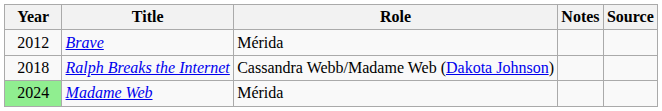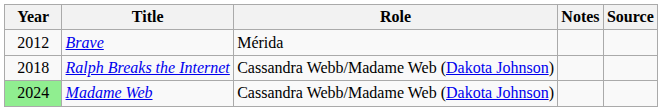(260, 93) Mérida -> (396, 93) Cassandra Webb/Madame Web (Dakota Johnson)
